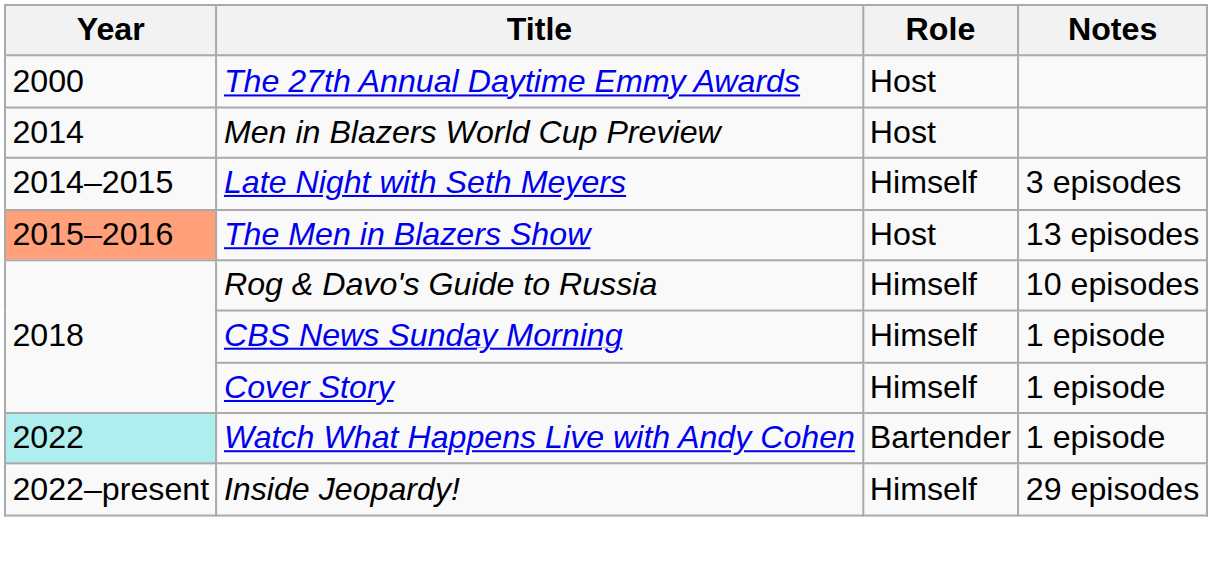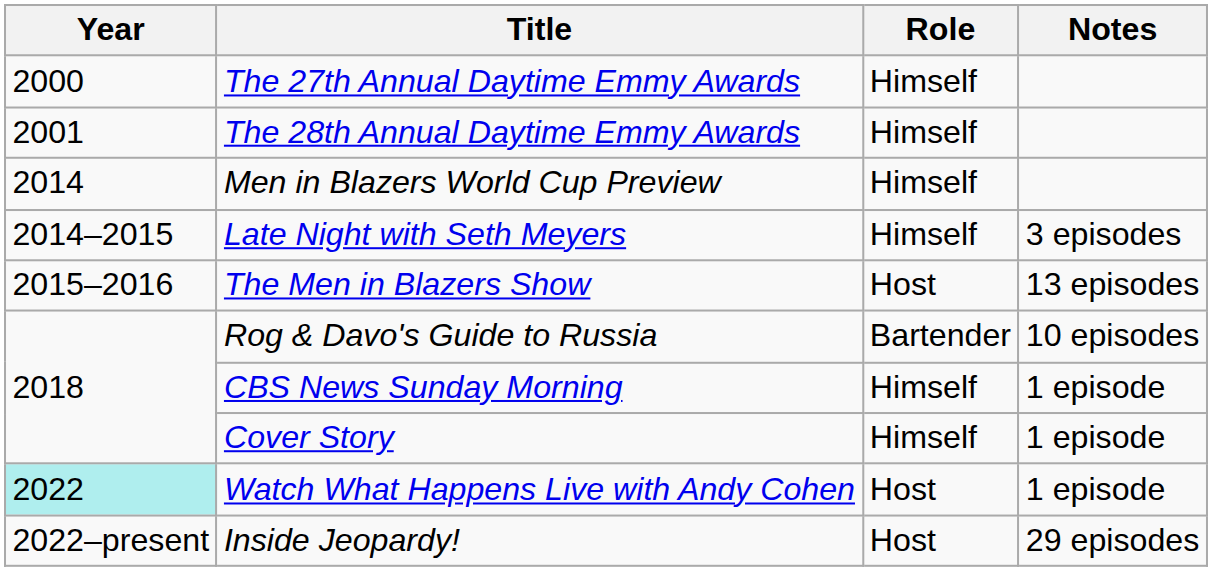(903, 81) Host -> (923, 81) Himself
+ row: (512, 132)
(903, 132) Host -> (923, 183) Himself
(93, 234) lightsalmon background -> (93, 285) no background
(923, 285) Himself -> (940, 336) Bartender
(940, 438) Bartender -> (903, 489) Host
(923, 489) Himself -> (903, 540) Host
